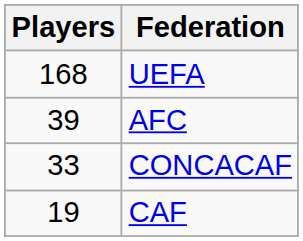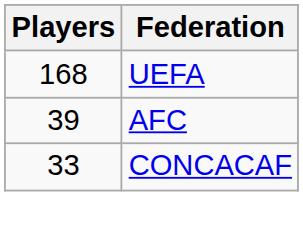- row: (158, 212)
